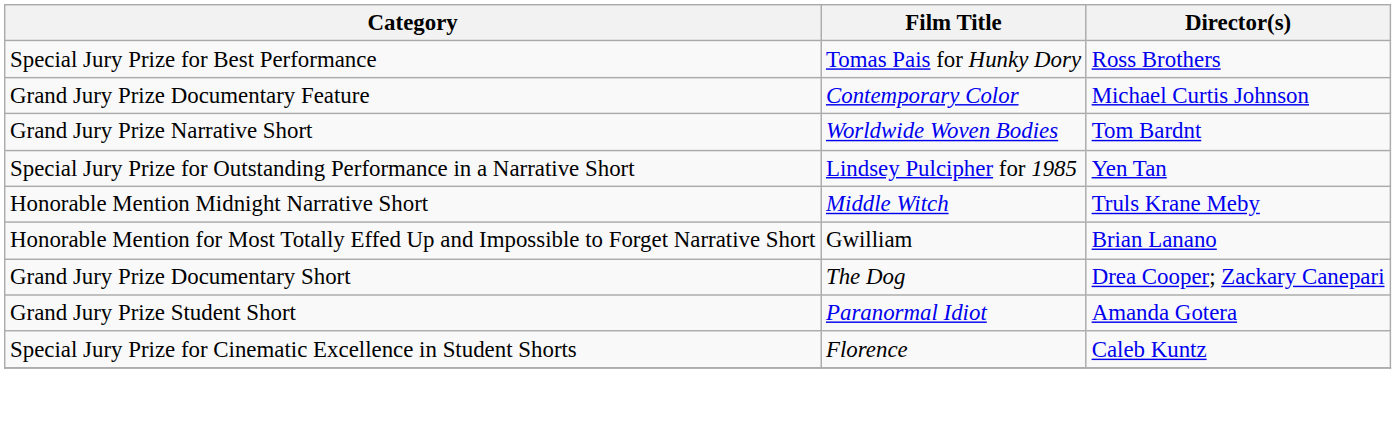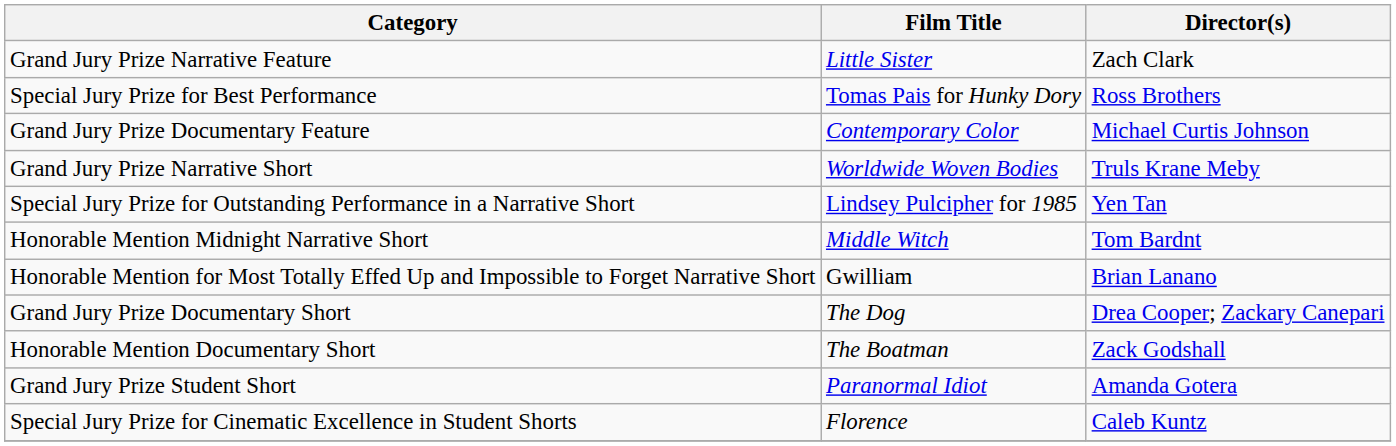+ row: (171, 58)
(1146, 131) Tom Bardnt -> (1176, 167) Truls Krane Meby
(1176, 204) Truls Krane Meby -> (1146, 240) Tom Bardnt
+ row: (193, 349)
